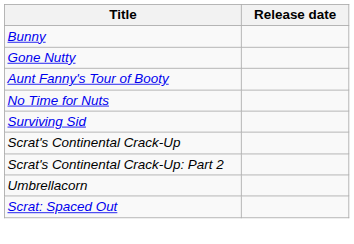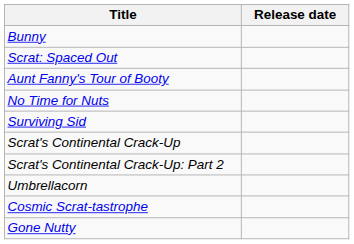rows swapped: (42, 57) <-> (62, 206)
+ row: (78, 206)
